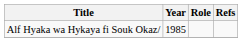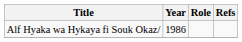(176, 29) 1985 -> (176, 29) 1986
